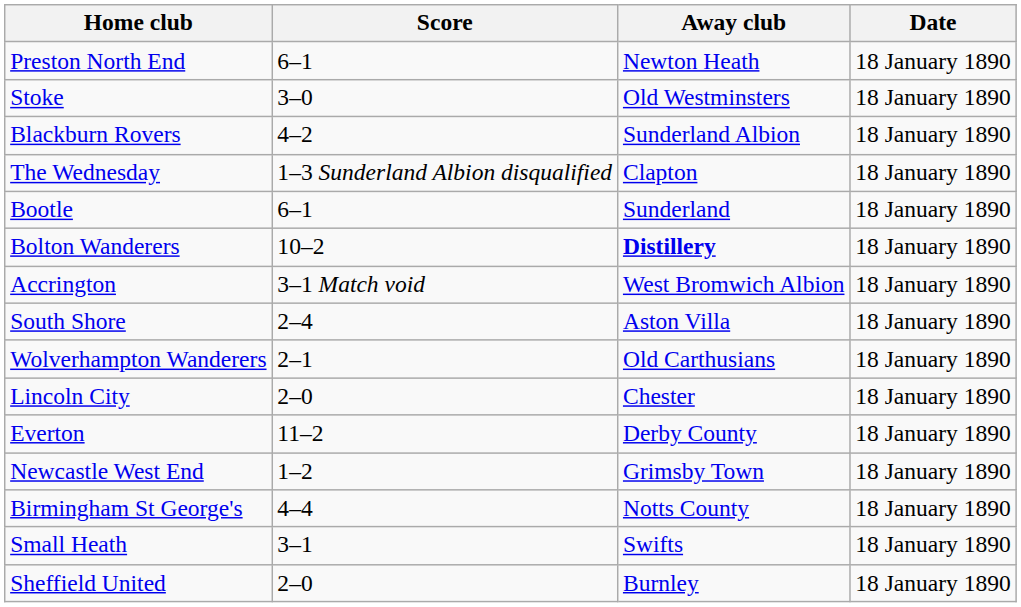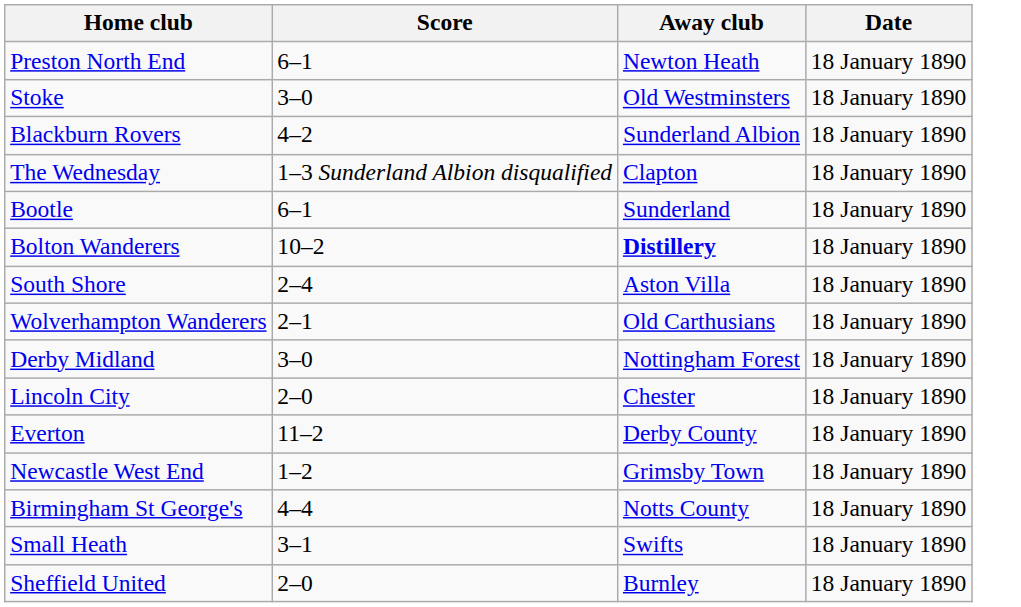- row: (63, 284)
+ row: (82, 358)
